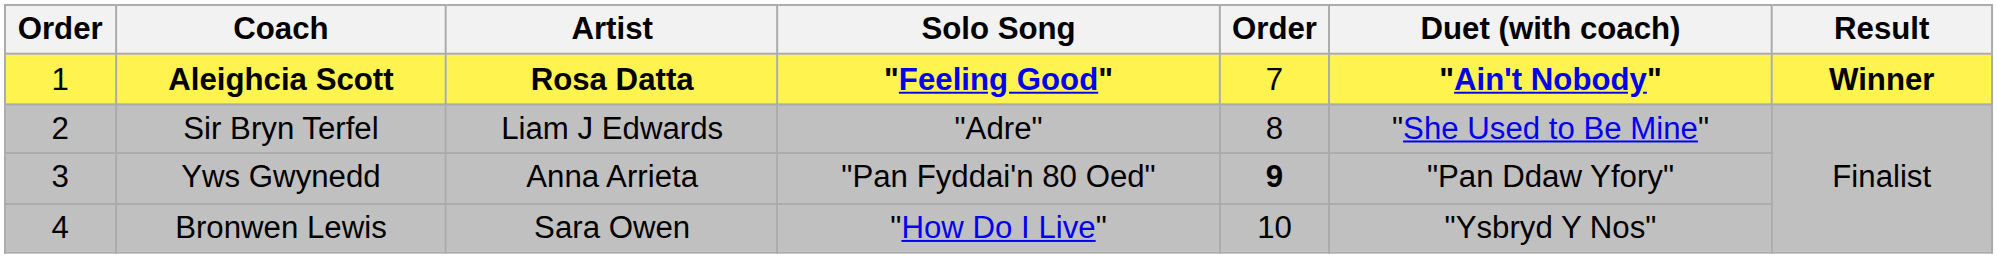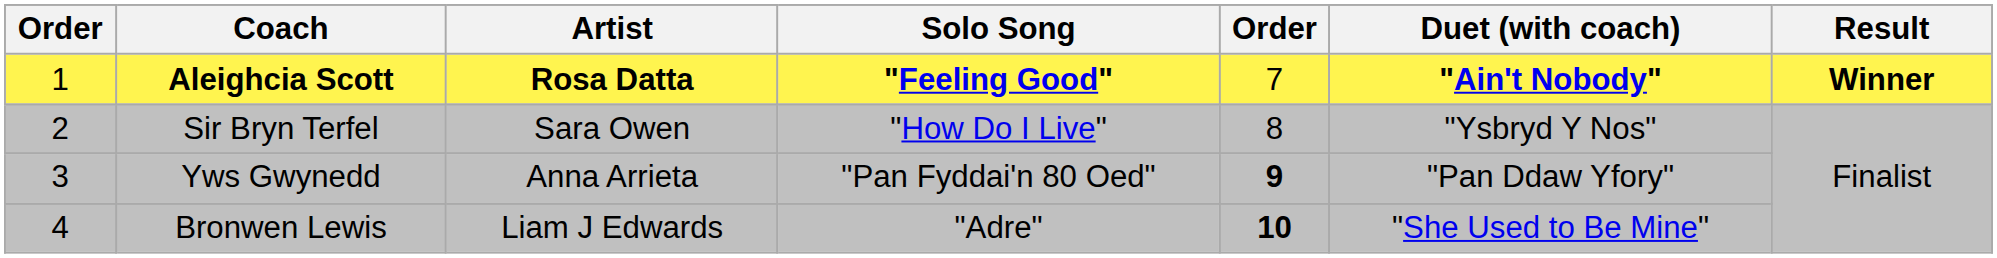(612, 128) Liam J Edwards -> (612, 128) Sara Owen
(999, 128) "Adre" -> (999, 128) "How Do I Live"
(1551, 128) "She Used to Be Mine" -> (1551, 128) "Ysbryd Y Nos"
(612, 227) Sara Owen -> (612, 227) Liam J Edwards
(999, 227) "How Do I Live" -> (999, 227) "Adre"
(1275, 227) normal -> (1275, 227) bold
(1551, 227) "Ysbryd Y Nos" -> (1551, 227) "She Used to Be Mine"
